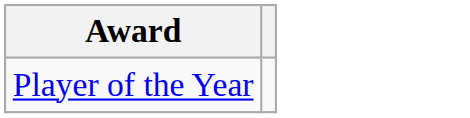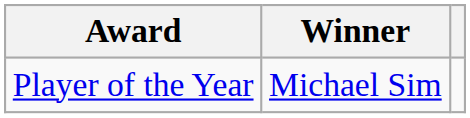+ column: (355, 31)
